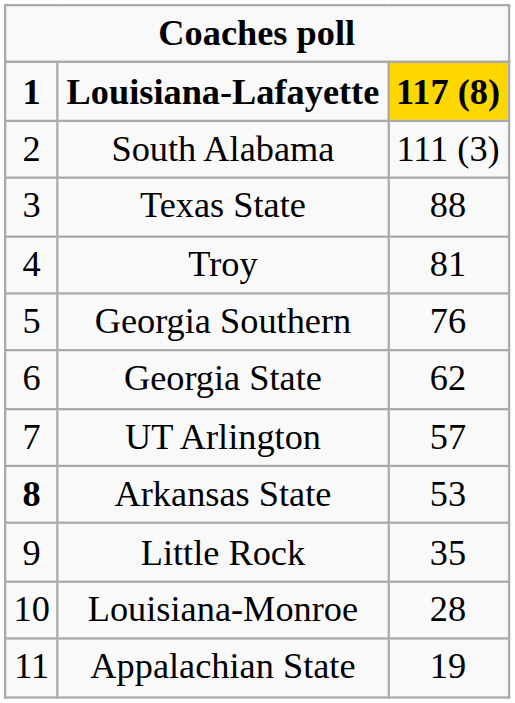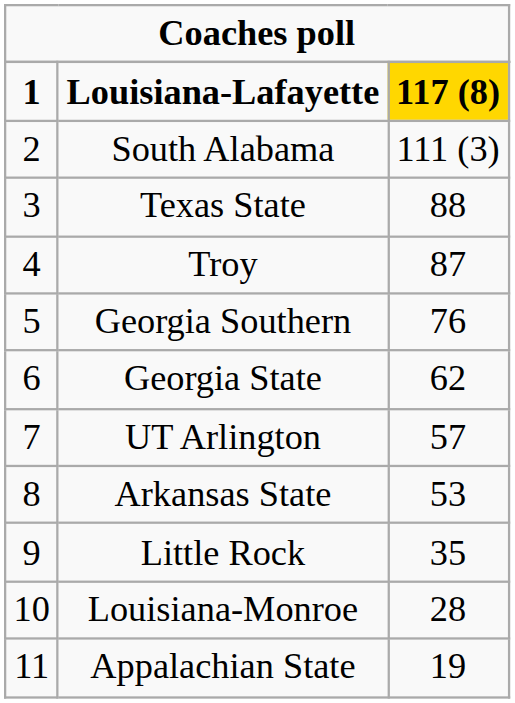(448, 263) 81 -> (448, 263) 87
(32, 494) bold -> (32, 494) normal
